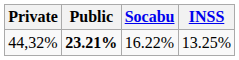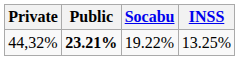(149, 42) 16.22% -> (149, 42) 19.22%
